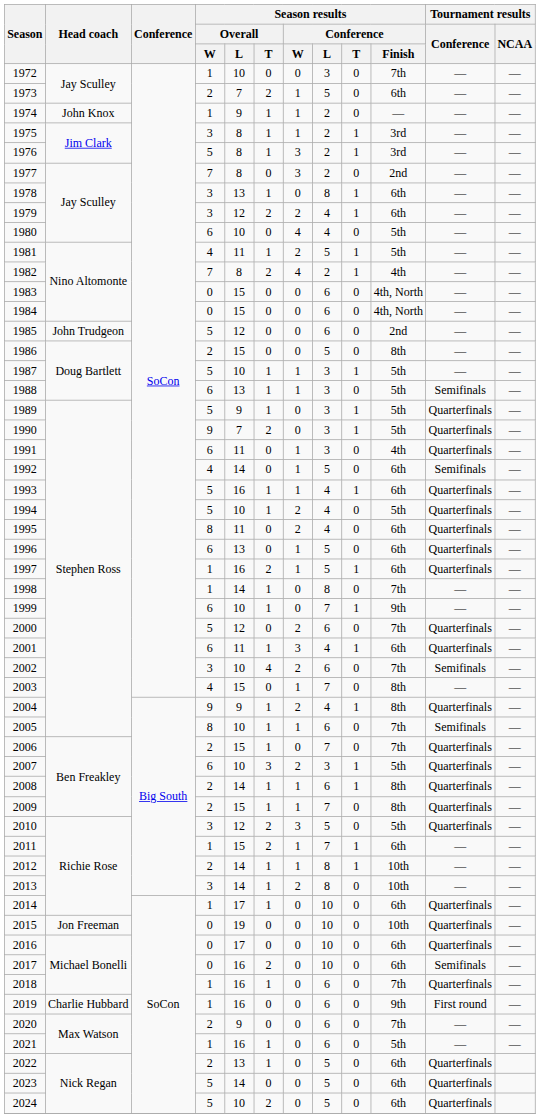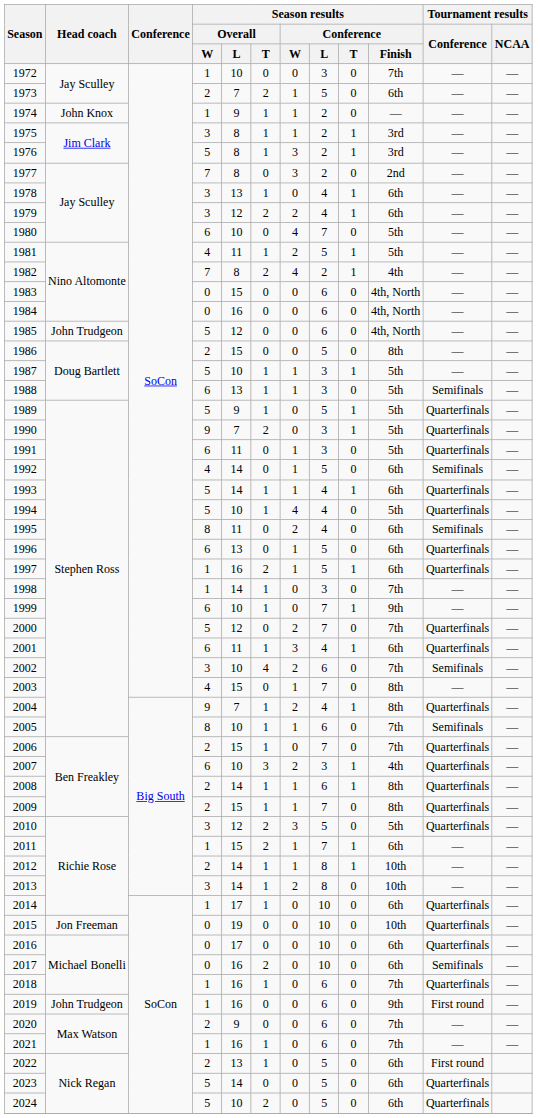(327, 192) 8 -> (324, 192) 4
(327, 232) 4 -> (324, 232) 7
(239, 311) 15 -> (236, 311) 16
(398, 331) 2nd -> (396, 331) 4th, North
(327, 410) 3 -> (324, 410) 5
(398, 450) 4th -> (396, 450) 5th
(239, 489) 16 -> (236, 489) 14
(298, 509) 2 -> (295, 509) 4
(460, 529) Quarterfinals -> (458, 529) Semifinals
(327, 588) 8 -> (324, 588) 3
(327, 628) 6 -> (324, 628) 7
(239, 707) 9 -> (236, 707) 7
(398, 766) 5th -> (396, 766) 4th
(88, 1004) Charlie Hubbard -> (87, 1004) John Trudgeon
(398, 1044) 5th -> (396, 1044) 7th
(460, 1063) Quarterfinals -> (458, 1063) First round
